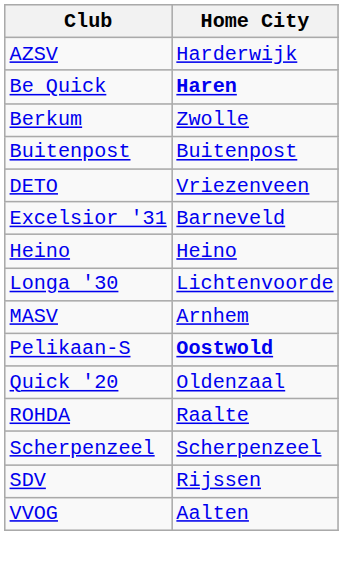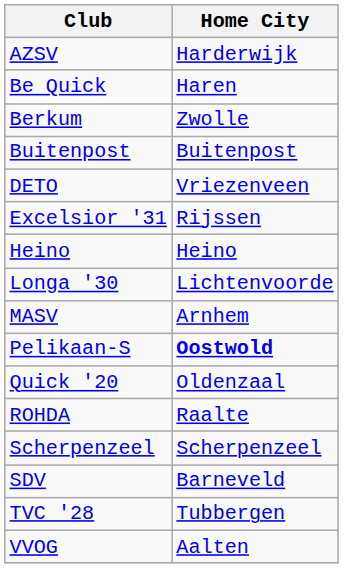(207, 87) bold -> (207, 87) normal
(231, 218) Barneveld -> (219, 218) Rijssen
(219, 481) Rijssen -> (231, 481) Barneveld
+ row: (52, 514)
